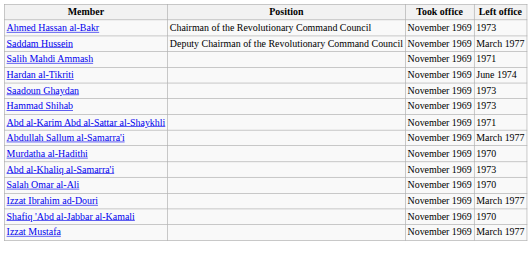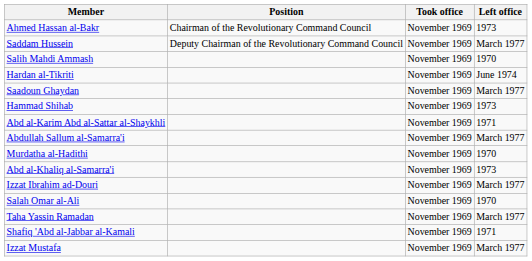(486, 59) 1971 -> (486, 59) 1970
(486, 91) 1973 -> (500, 91) March 1977
rows swapped: (52, 201) <-> (43, 185)
+ row: (50, 216)
(486, 216) 1970 -> (486, 232) 1971
